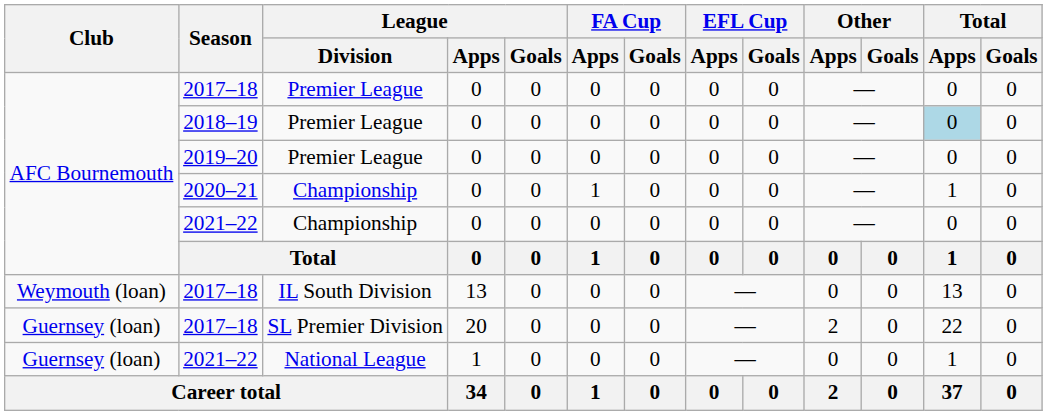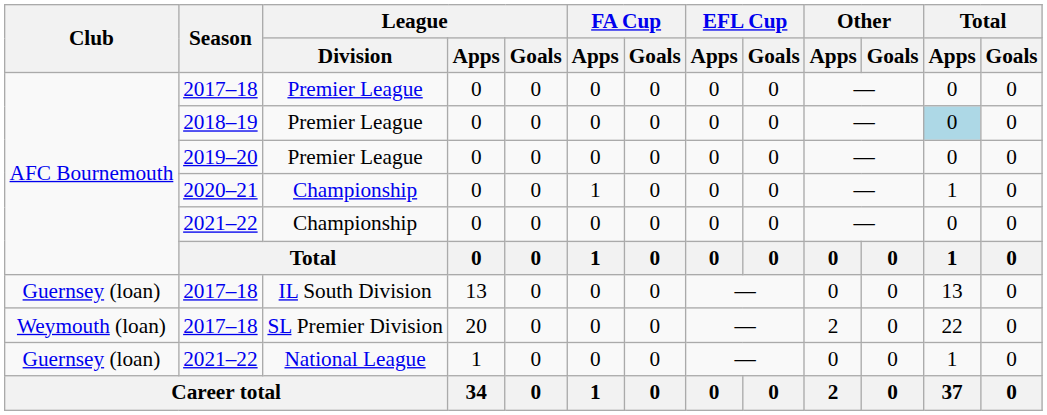(91, 291) Weymouth (loan) -> (91, 291) Guernsey (loan)
(91, 325) Guernsey (loan) -> (91, 325) Weymouth (loan)
